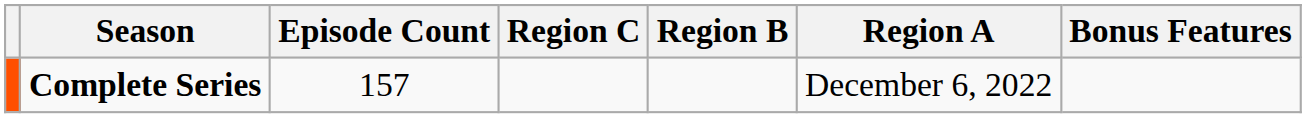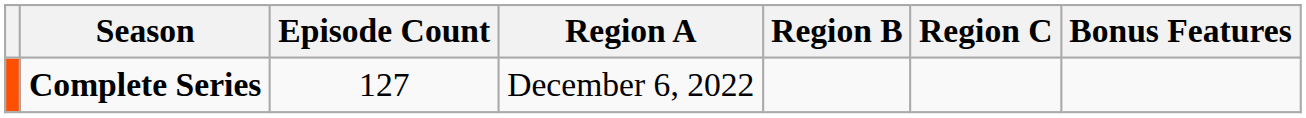columns swapped: (929, 31) <-> (574, 31)
(384, 84) 157 -> (384, 84) 127
